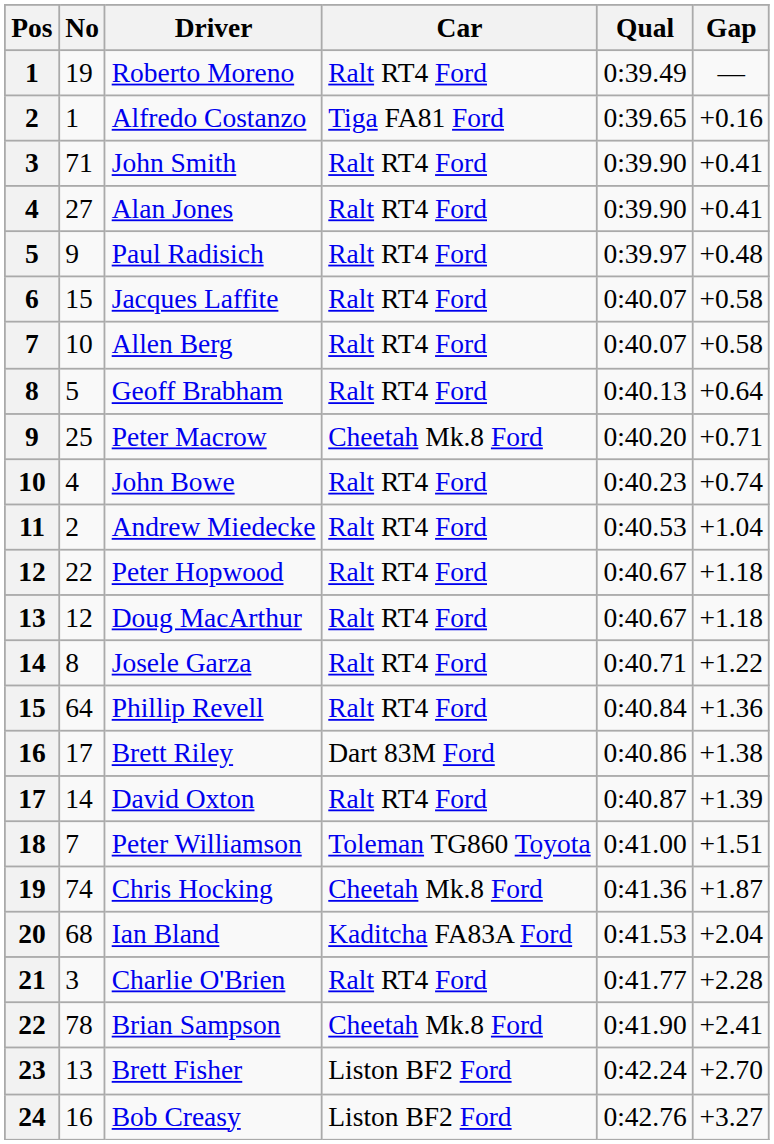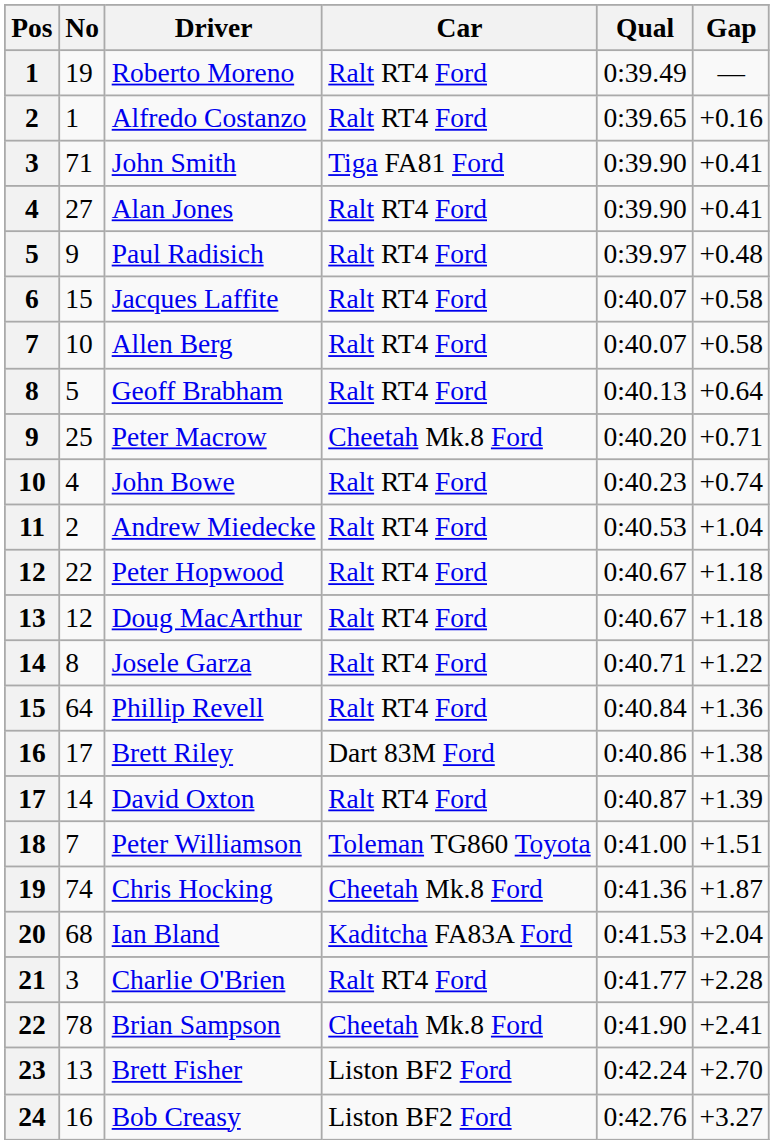(416, 118) Tiga FA81 Ford -> (408, 118) Ralt RT4 Ford
(408, 163) Ralt RT4 Ford -> (416, 163) Tiga FA81 Ford
